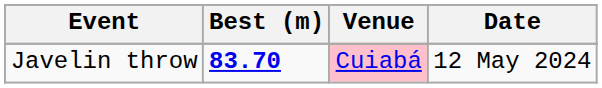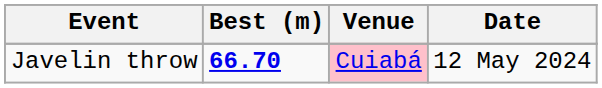(245, 63) 83.70 -> (245, 63) 66.70
